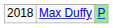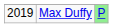(20, 13) 2018 -> (20, 13) 2019
